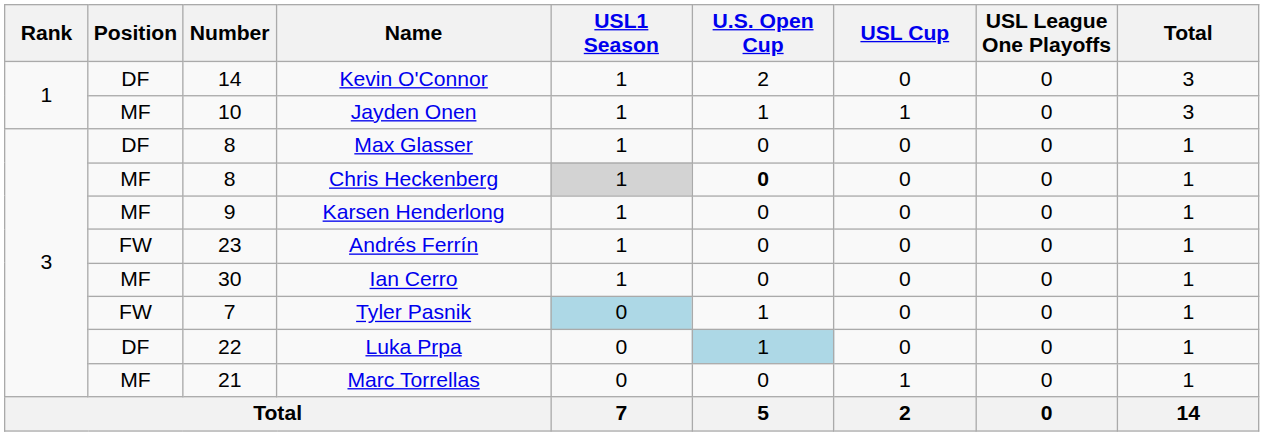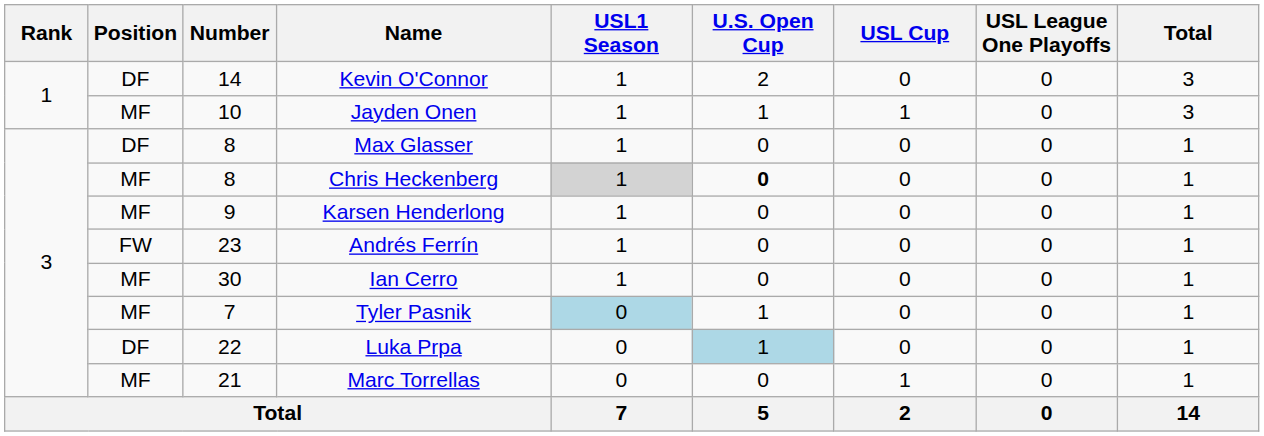(135, 312) FW -> (135, 312) MF
